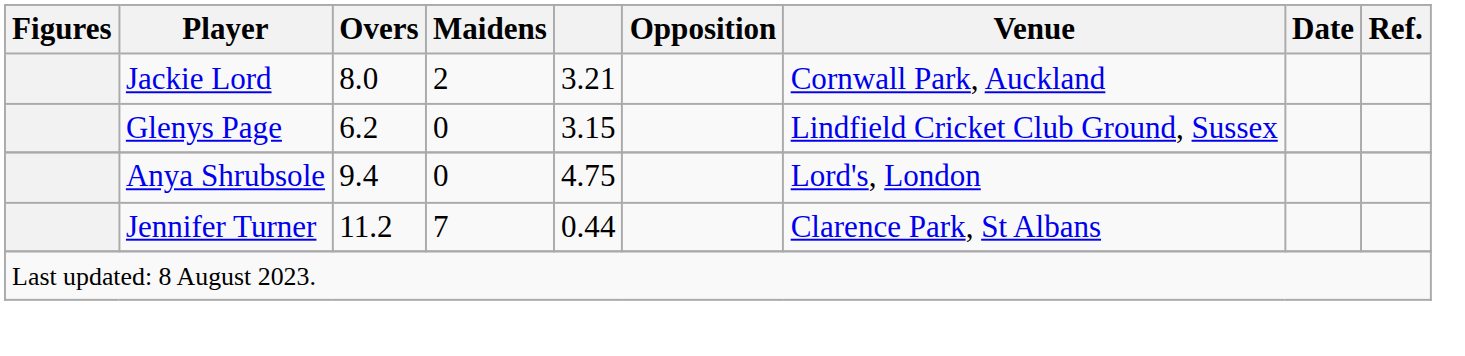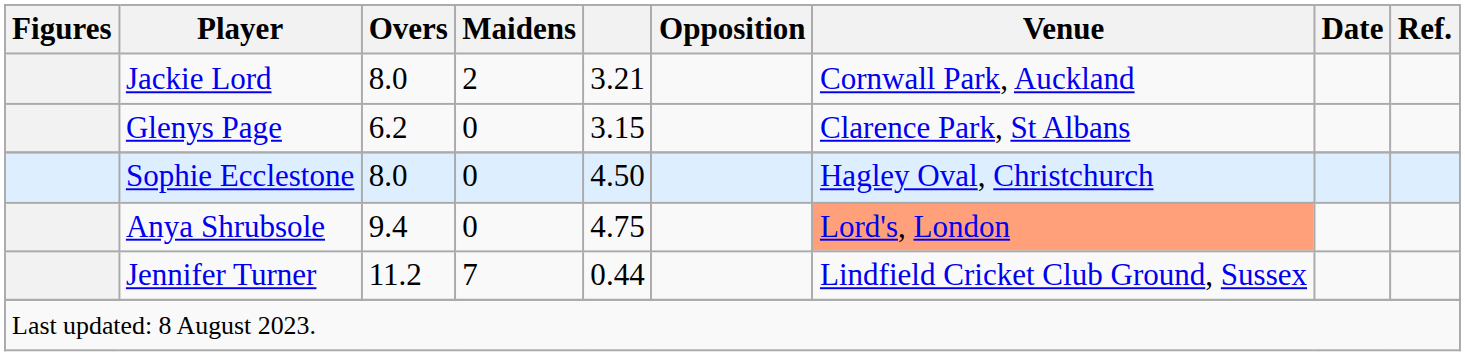(1034, 127) Lindfield Cricket Club Ground, Sussex -> (975, 127) Clarence Park, St Albans
+ row: (240, 176)
(886, 176) no background -> (915, 226) lightsalmon background
(946, 226) Clarence Park, St Albans -> (1064, 275) Lindfield Cricket Club Ground, Sussex
